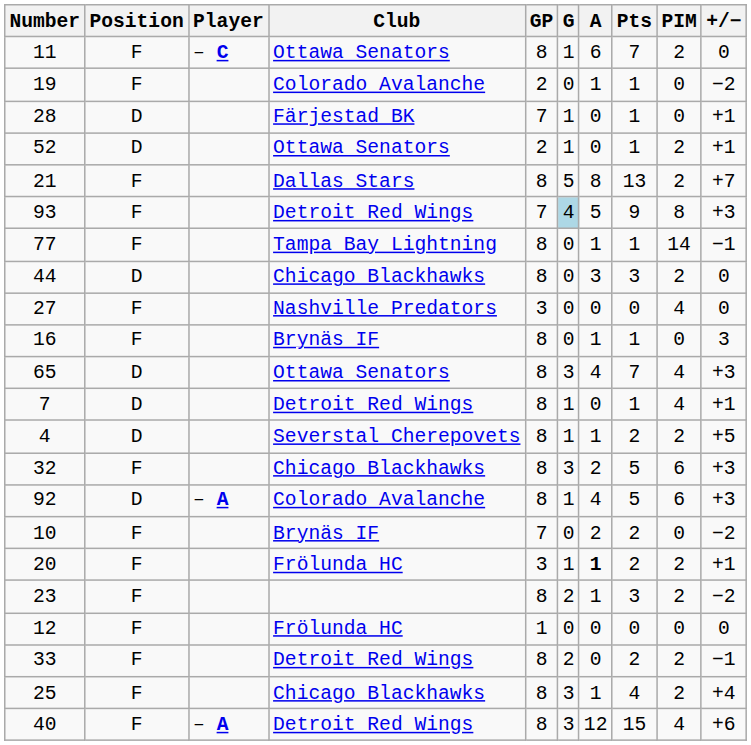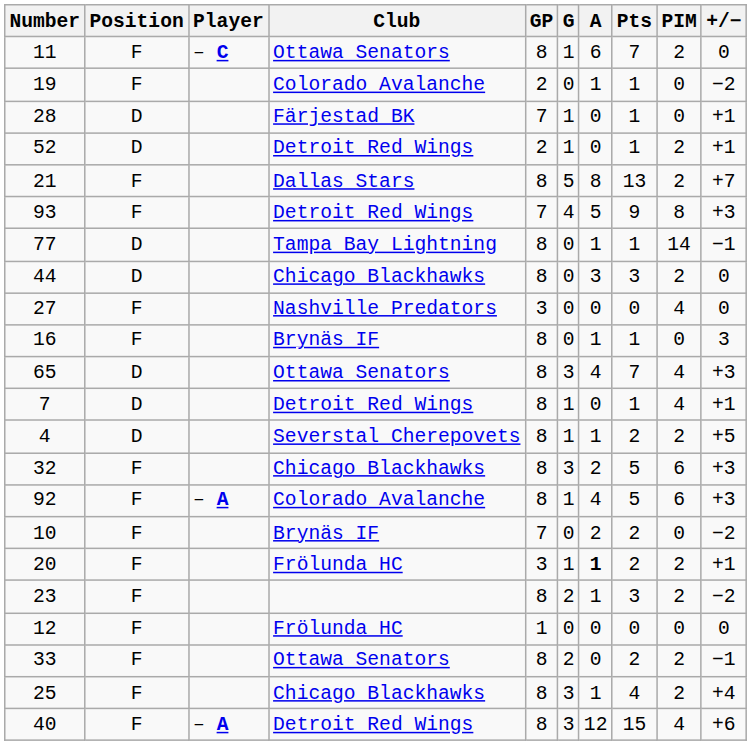(361, 149) Ottawa Senators -> (373, 149) Detroit Red Wings
(569, 213) lightblue background -> (569, 213) no background
(137, 245) F -> (137, 245) D
(137, 501) D -> (137, 501) F
(373, 661) Detroit Red Wings -> (361, 661) Ottawa Senators
